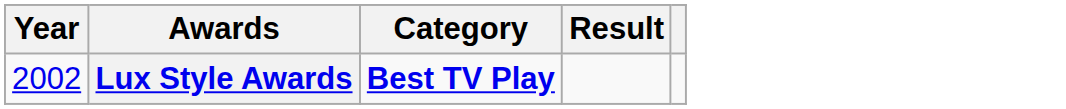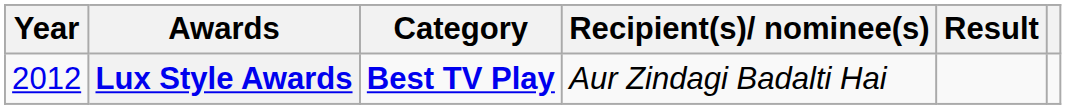+ column: (749, 29)
(47, 78) 2002 -> (47, 78) 2012
